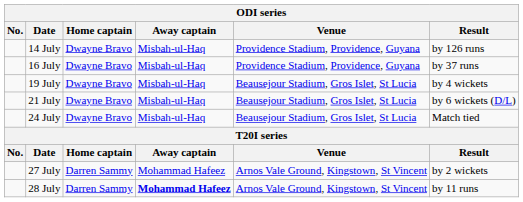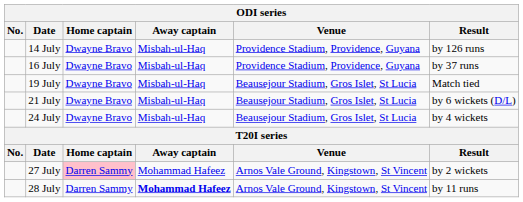(460, 83) by 4 wickets -> (456, 83) Match tied
(456, 118) Match tied -> (460, 118) by 4 wickets
(99, 170) no background -> (99, 170) pink background
